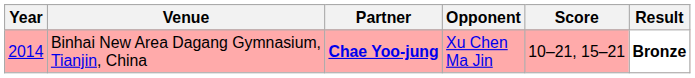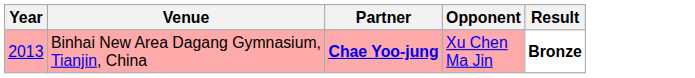- column: (577, 17)
(26, 51) 2014 -> (26, 51) 2013
